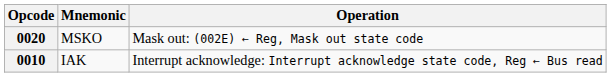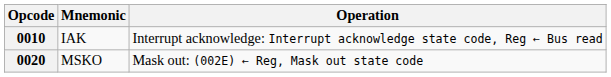rows swapped: (31, 60) <-> (31, 38)
